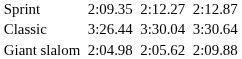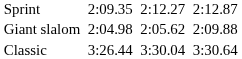rows swapped: (25, 29) <-> (42, 50)
